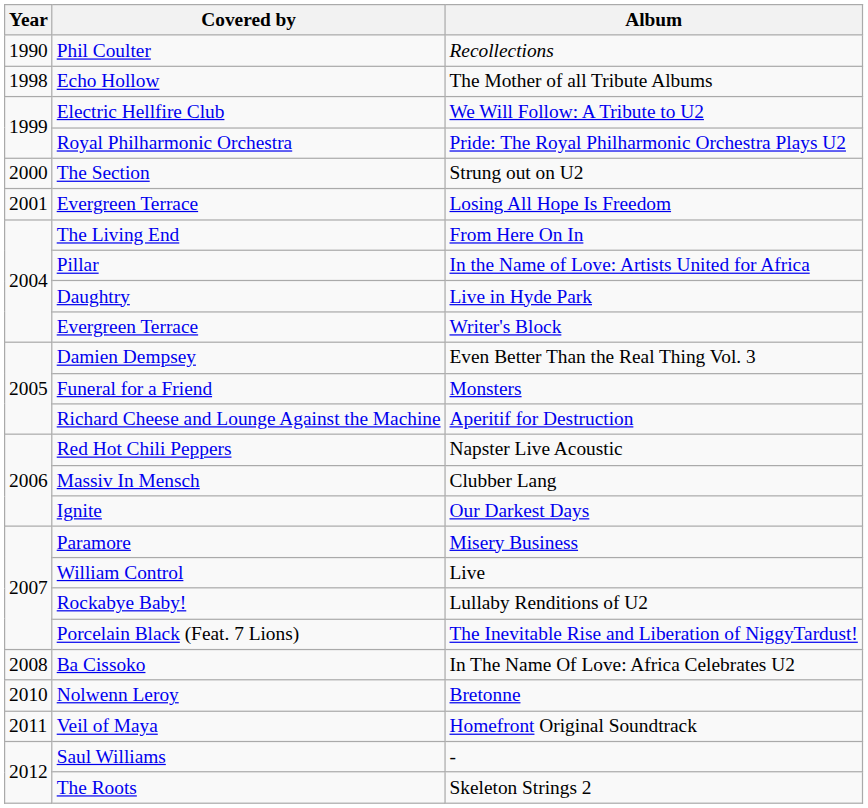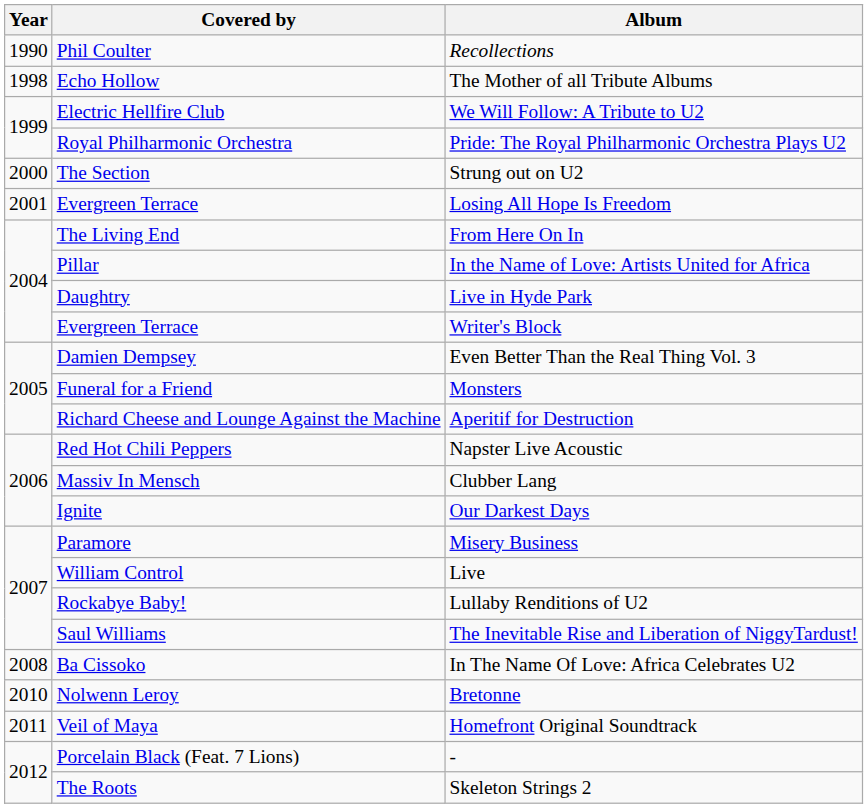(178, 633) Porcelain Black (Feat. 7 Lions) -> (111, 633) Saul Williams
(111, 756) Saul Williams -> (178, 756) Porcelain Black (Feat. 7 Lions)
